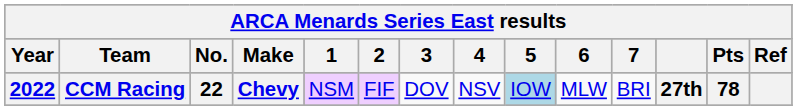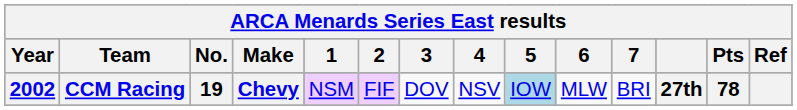(32, 89) 2022 -> (32, 89) 2002
(211, 89) 22 -> (211, 89) 19
